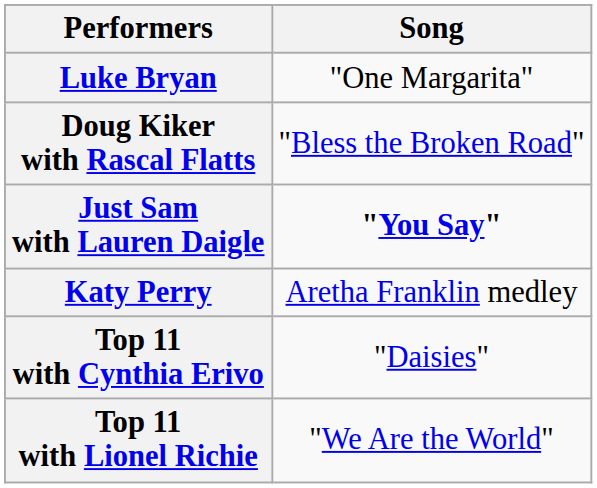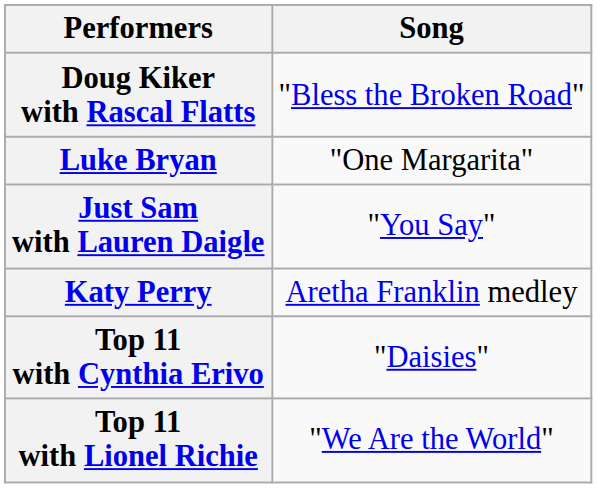rows swapped: (138, 77) <-> (138, 142)
(431, 225) bold -> (431, 225) normal
